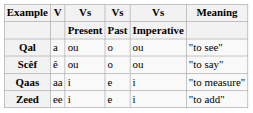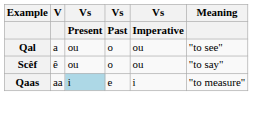(69, 82) no background -> (69, 82) lightblue background
- row: (27, 99)
